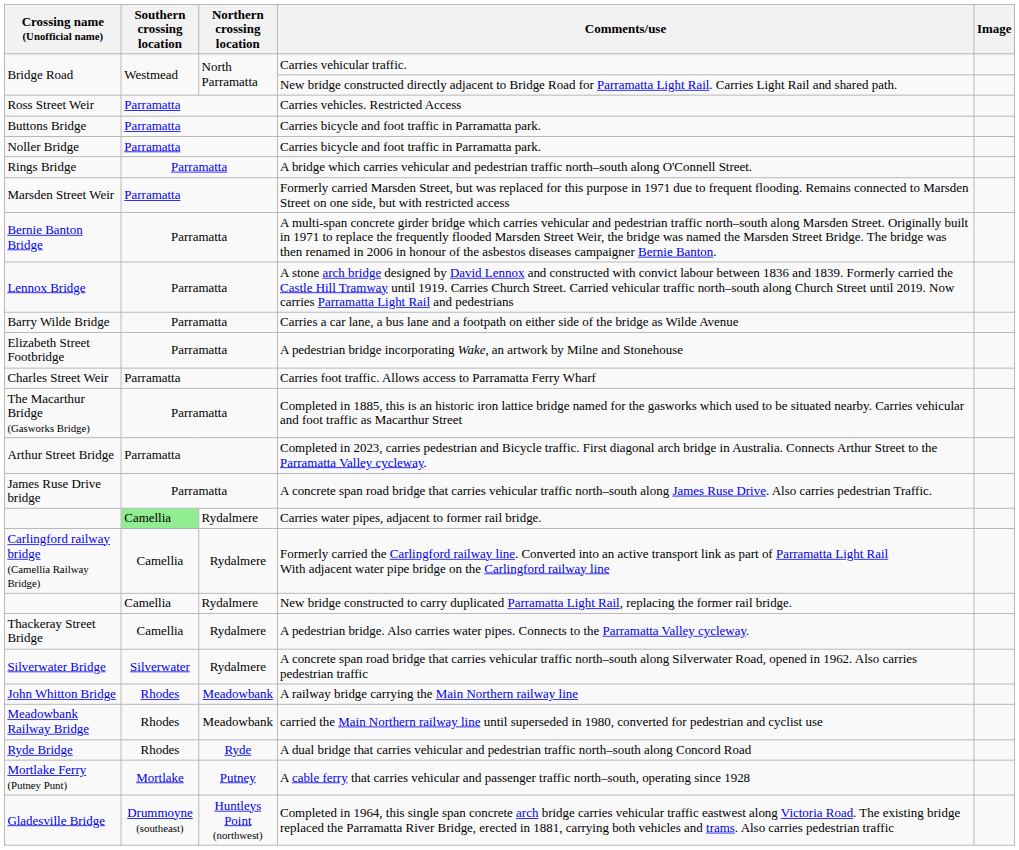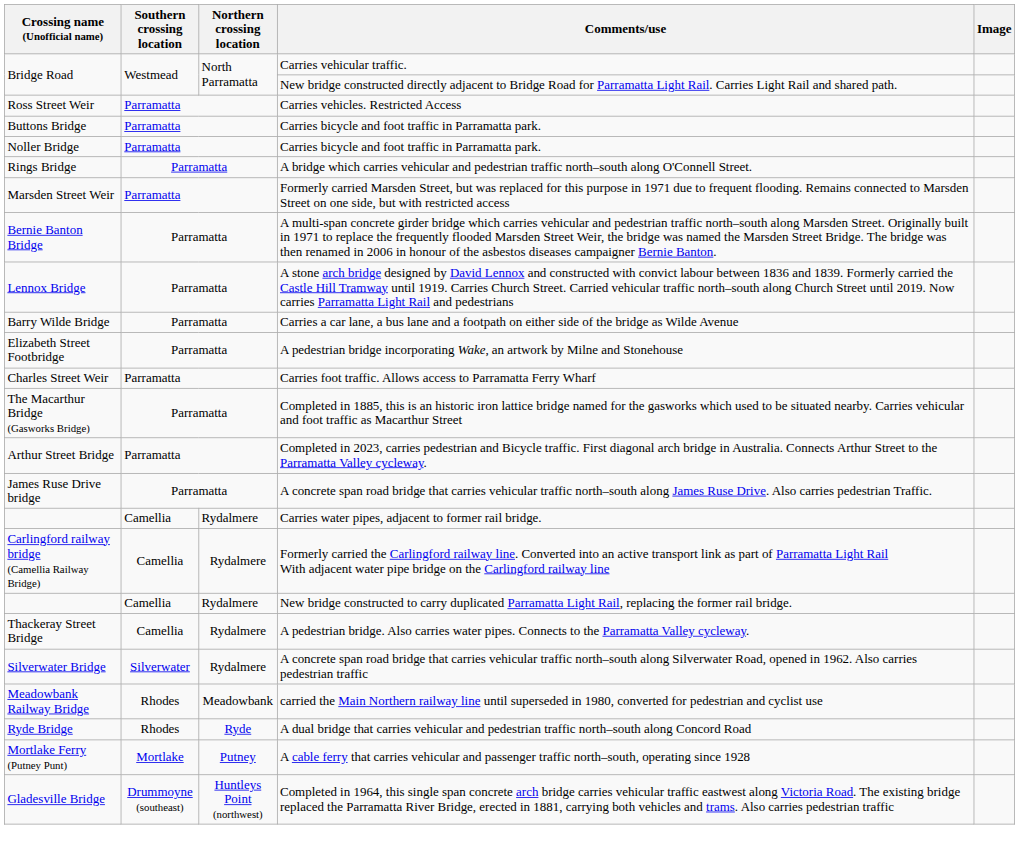(148, 518) lightgreen background -> (148, 518) no background
- row: (62, 694)
